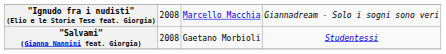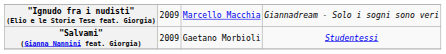(169, 16) 2008 -> (169, 16) 2009
(169, 38) 2008 -> (169, 38) 2009
